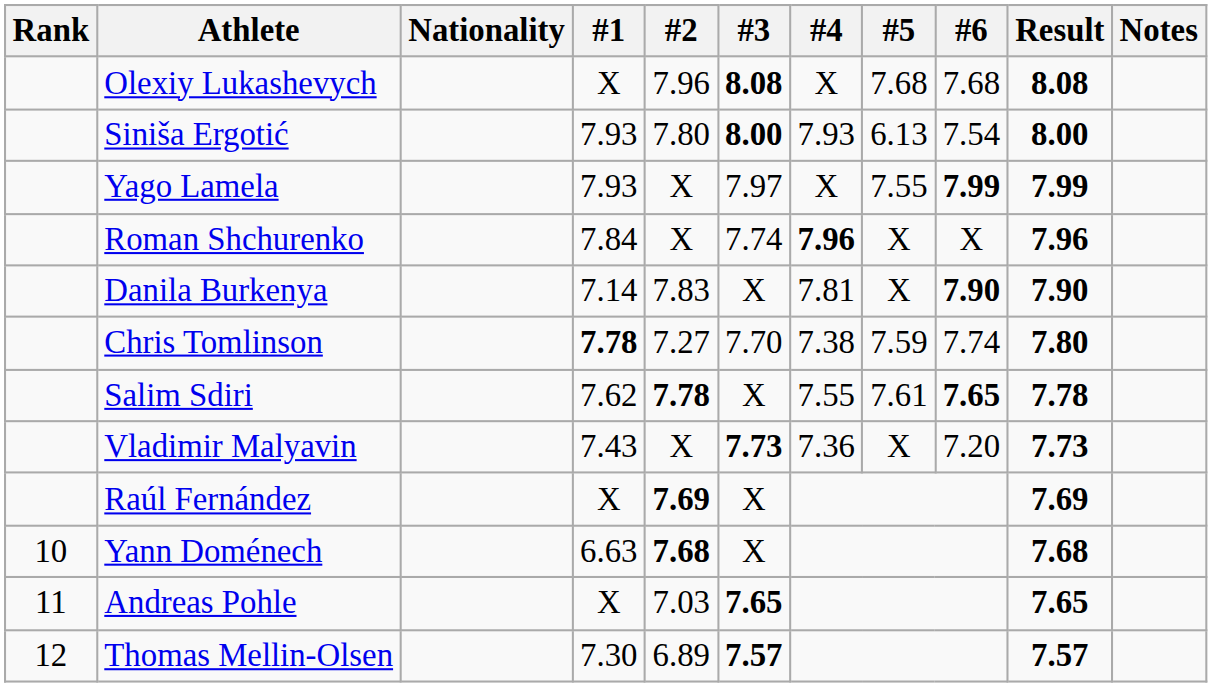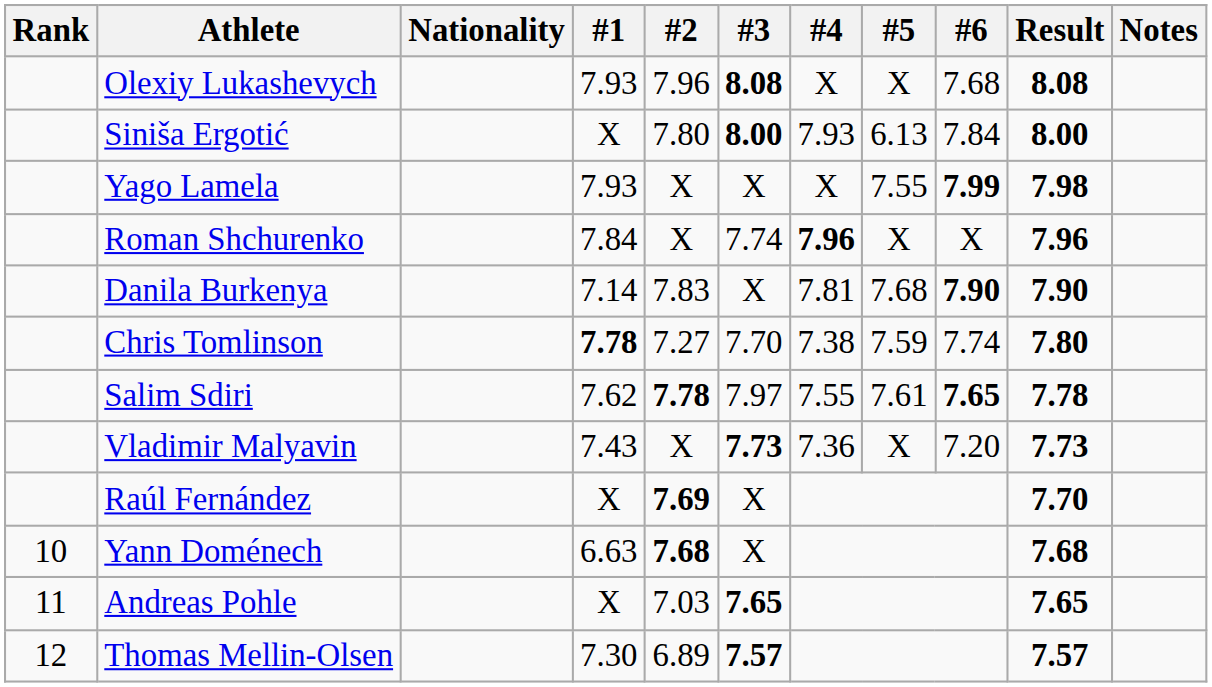(609, 82) X -> (609, 82) 7.93
(899, 82) 7.68 -> (899, 82) X
(609, 134) 7.93 -> (609, 134) X
(971, 134) 7.54 -> (971, 134) 7.84
(754, 186) 7.97 -> (754, 186) X
(1060, 186) 7.99 -> (1060, 186) 7.98
(899, 290) X -> (899, 290) 7.68
(754, 394) X -> (754, 394) 7.97
(1060, 498) 7.69 -> (1060, 498) 7.70
